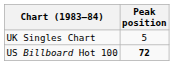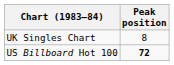(144, 38) 5 -> (144, 38) 8
